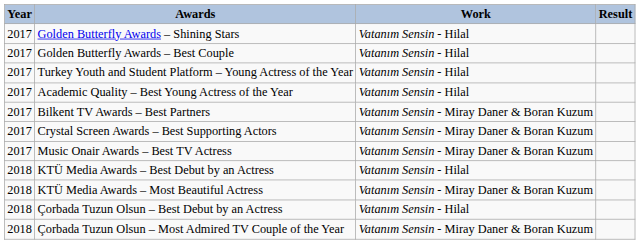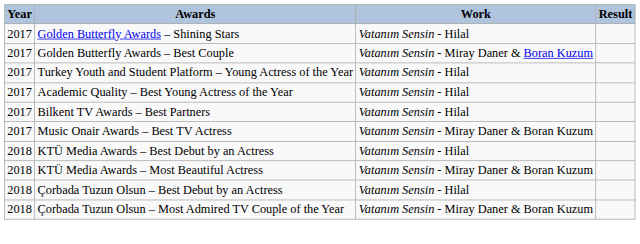(414, 53) Vatanım Sensin - Hilal -> (476, 53) Vatanım Sensin - Miray Daner & Boran Kuzum
(476, 111) Vatanım Sensin - Miray Daner & Boran Kuzum -> (414, 111) Vatanım Sensin - Hilal
- row: (157, 131)
